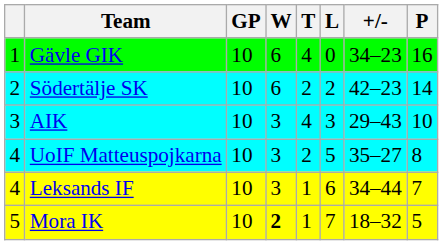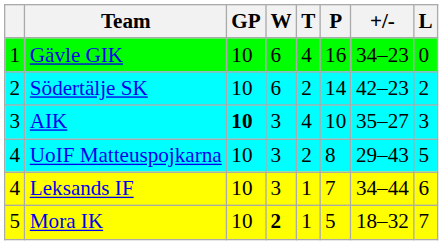columns swapped: (332, 21) <-> (422, 21)
(242, 121) normal -> (242, 121) bold
(375, 121) 29–43 -> (382, 121) 35–27
(375, 155) 35–27 -> (382, 155) 29–43
